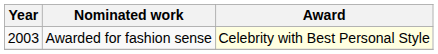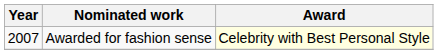(23, 37) 2003 -> (23, 37) 2007
